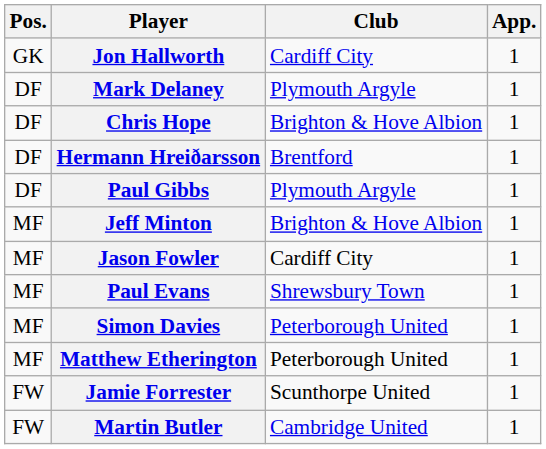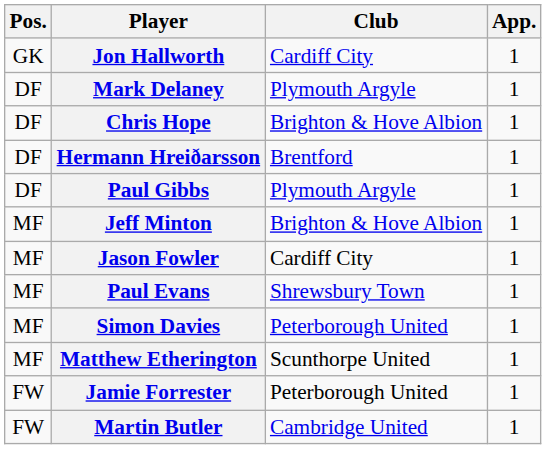(359, 358) Peterborough United -> (350, 358) Scunthorpe United
(350, 392) Scunthorpe United -> (359, 392) Peterborough United
